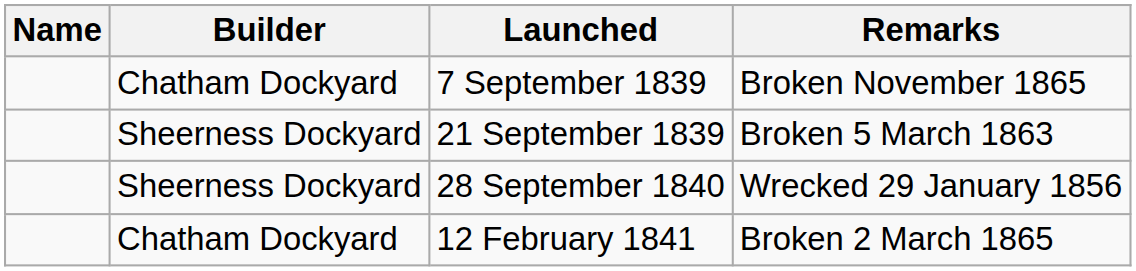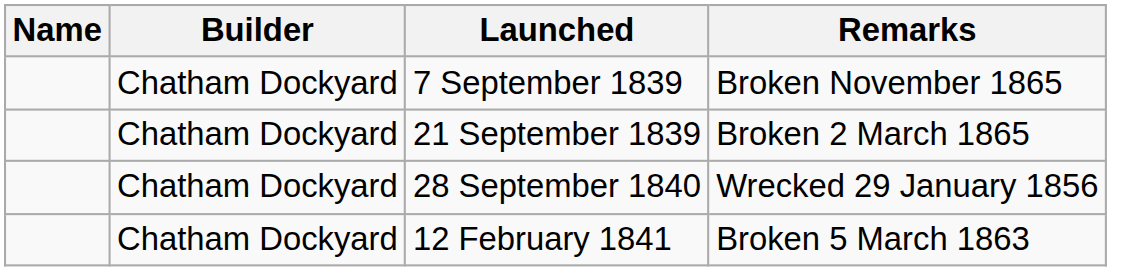(269, 134) Sheerness Dockyard -> (257, 134) Chatham Dockyard
(897, 134) Broken 5 March 1863 -> (873, 134) Broken 2 March 1865
(269, 186) Sheerness Dockyard -> (257, 186) Chatham Dockyard
(897, 238) Broken 2 March 1865 -> (873, 238) Broken 5 March 1863
